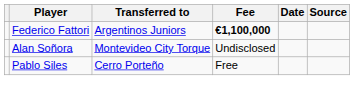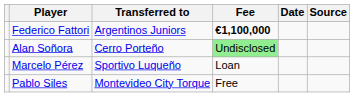(152, 48) Montevideo City Torque -> (129, 48) Cerro Porteño
(245, 48) no background -> (245, 48) lightgreen background
+ row: (48, 65)
(129, 65) Cerro Porteño -> (152, 83) Montevideo City Torque
